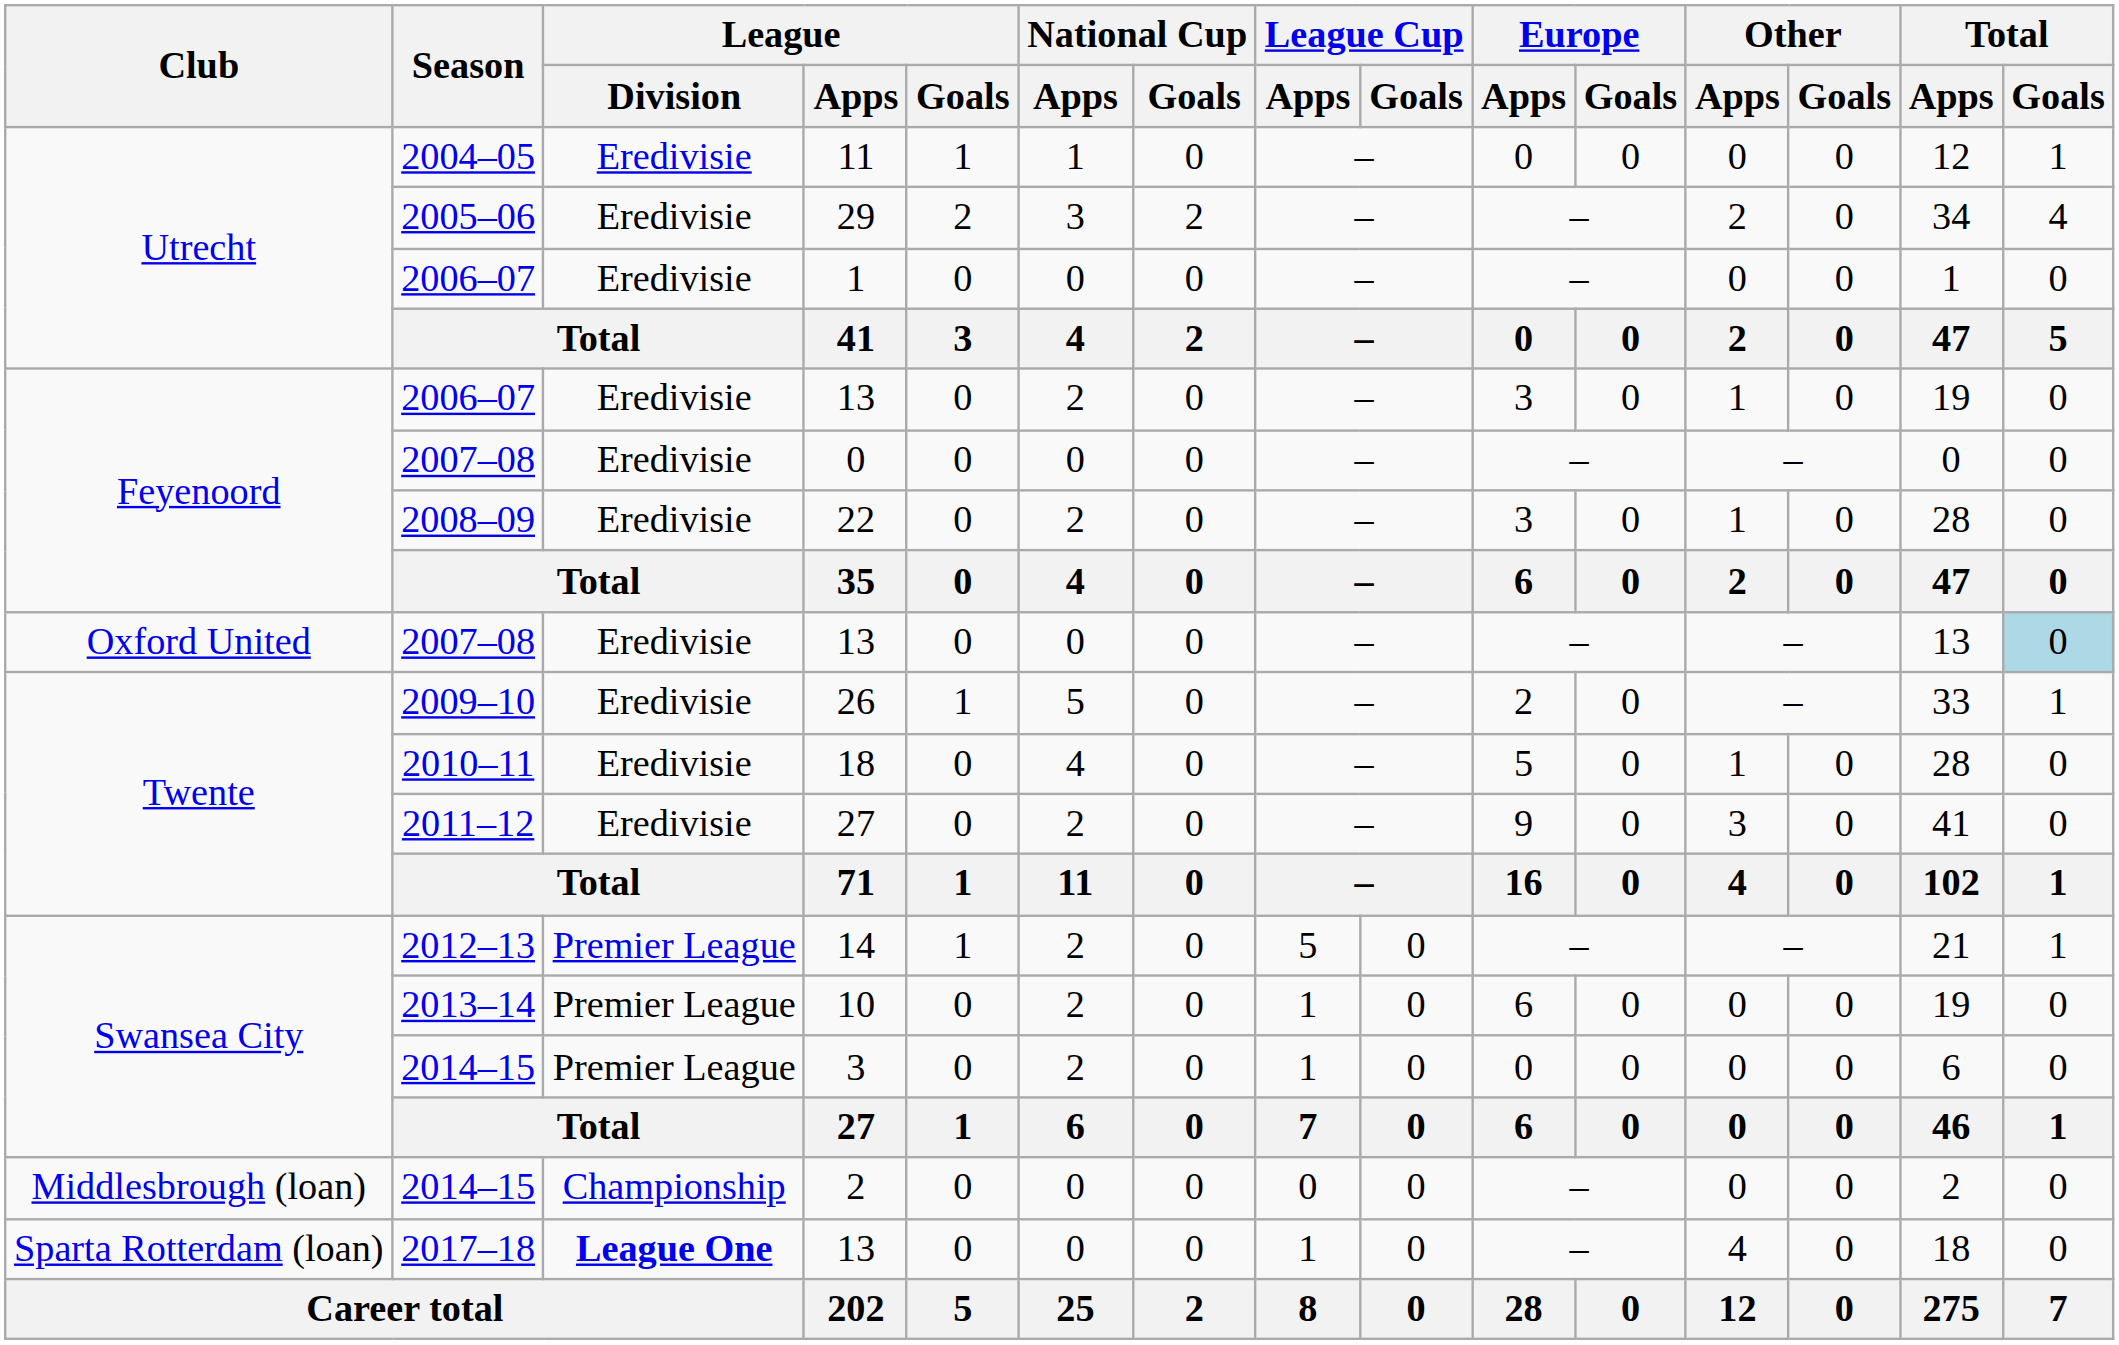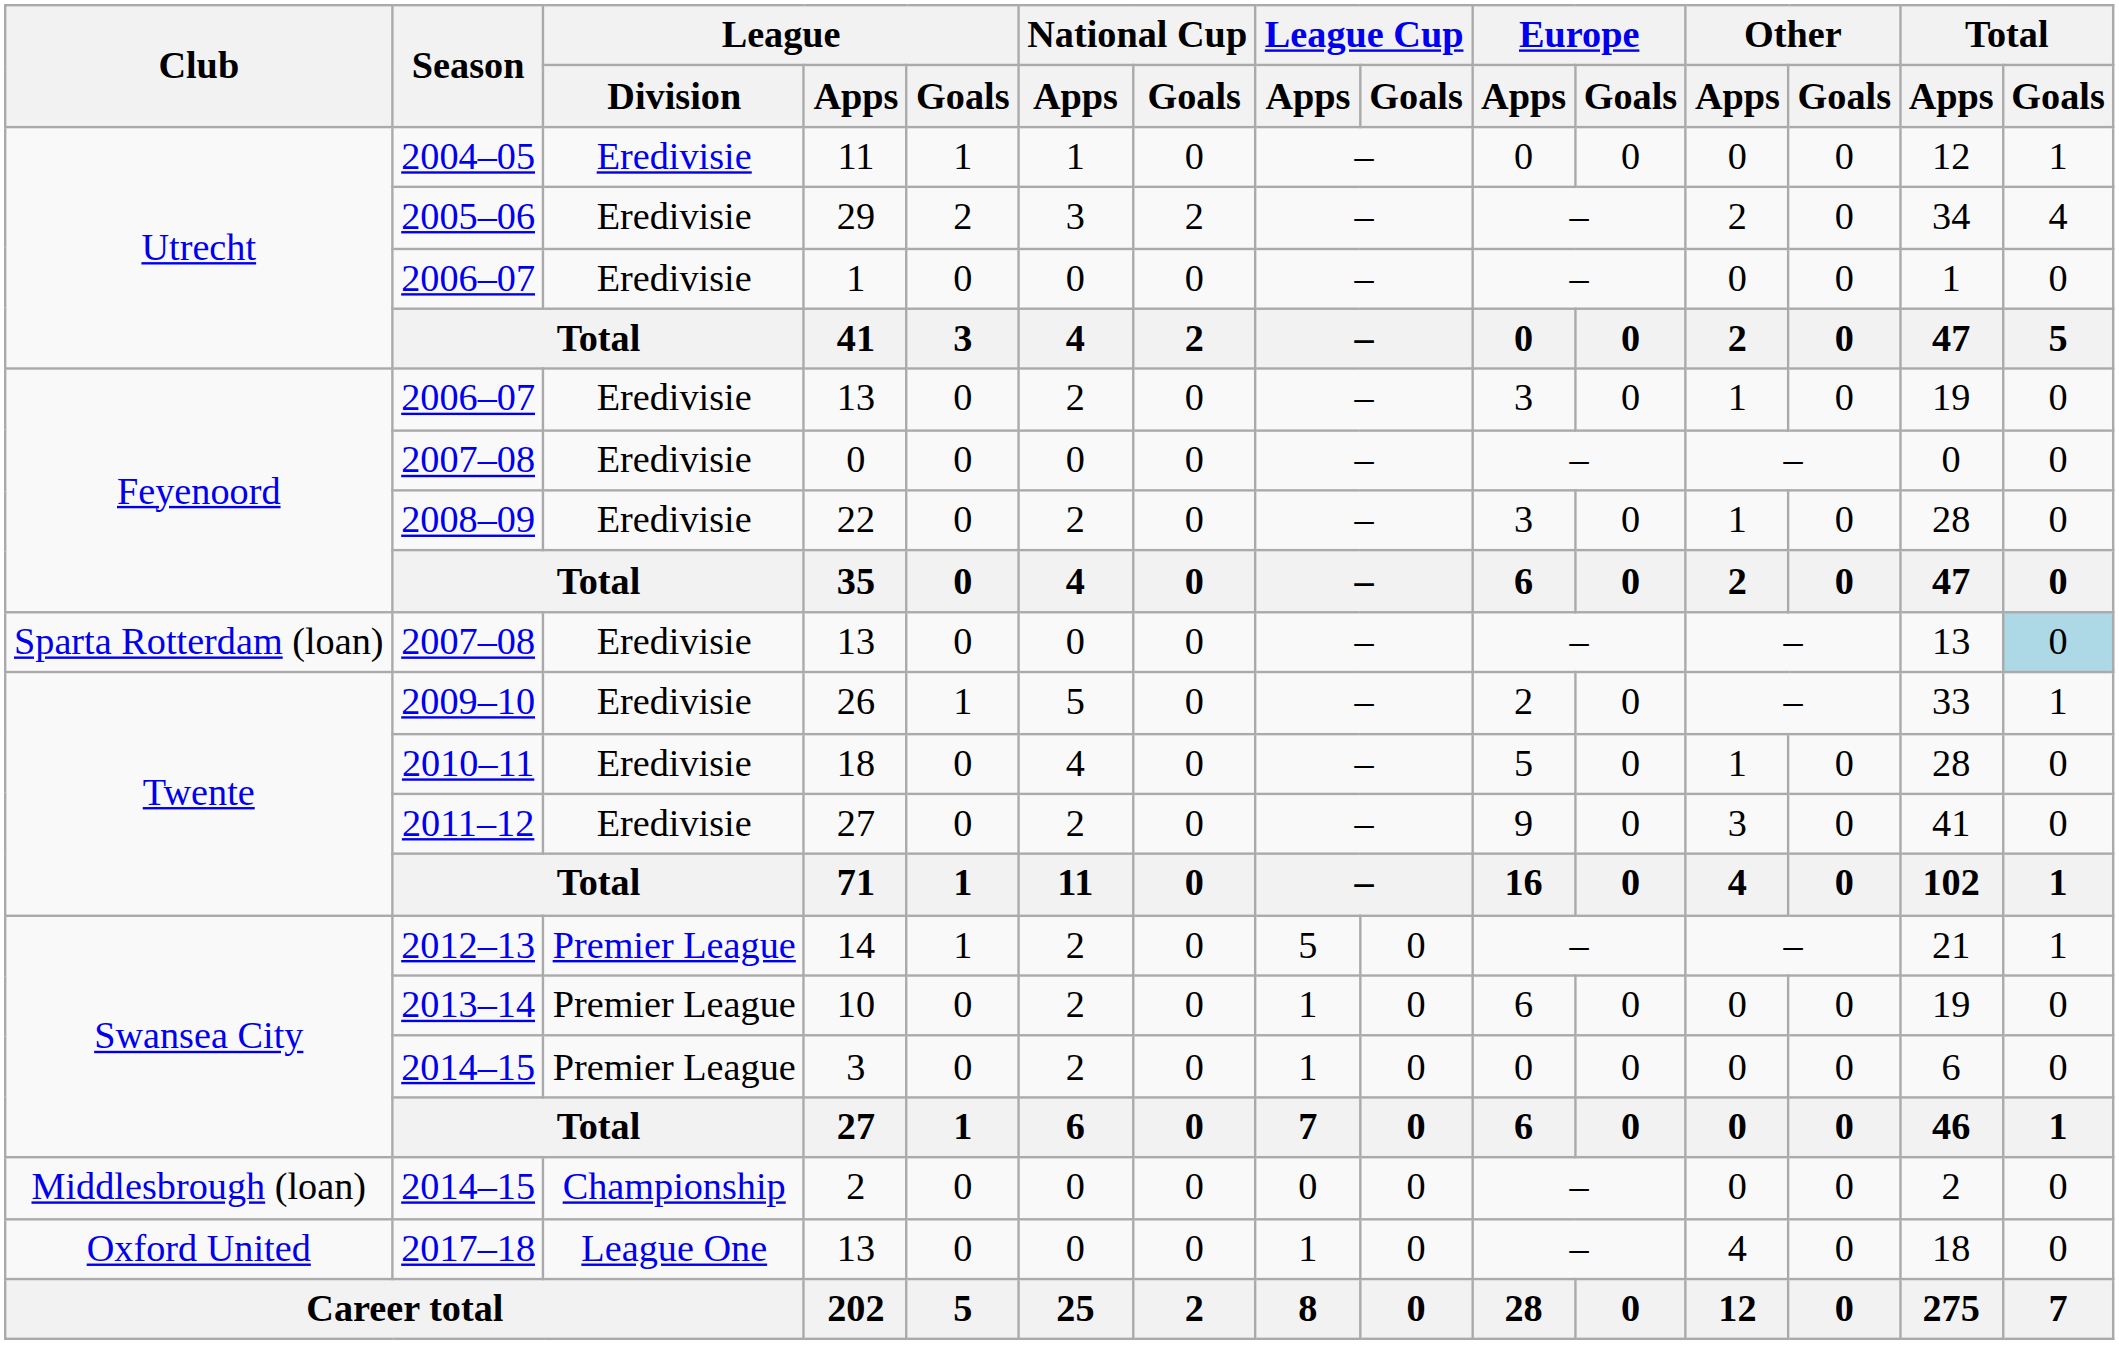(199, 641) Oxford United -> (199, 641) Sparta Rotterdam (loan)
(199, 1247) Sparta Rotterdam (loan) -> (199, 1247) Oxford United
(674, 1247) bold -> (674, 1247) normal
